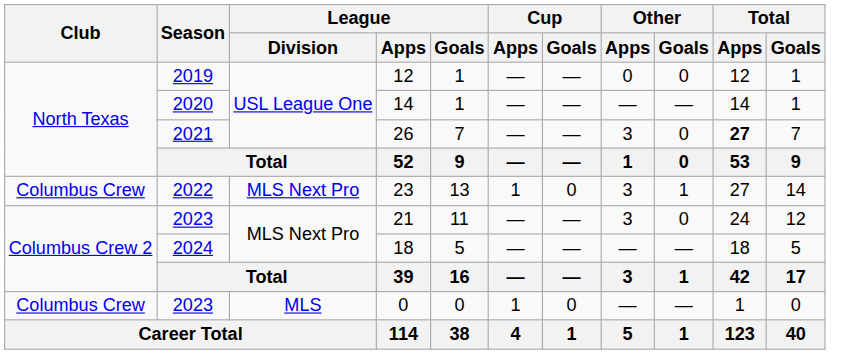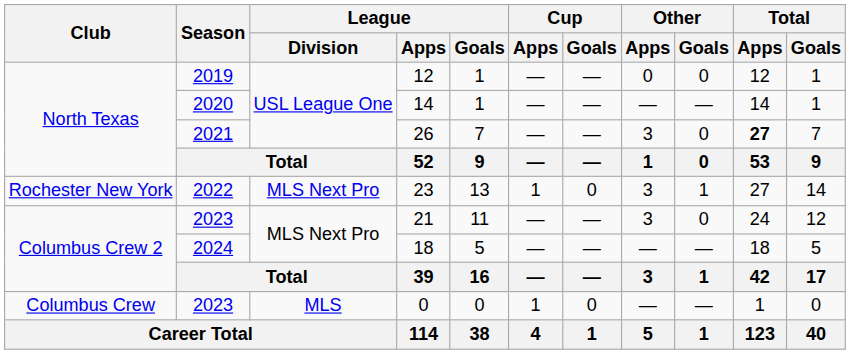(81, 190) Columbus Crew -> (91, 190) Rochester New York
